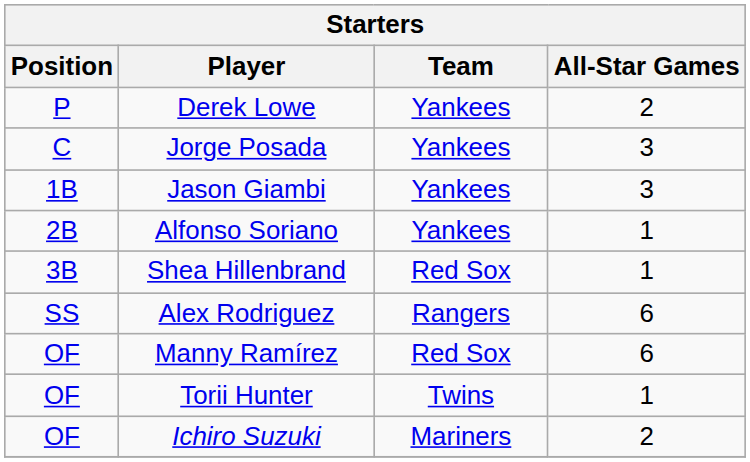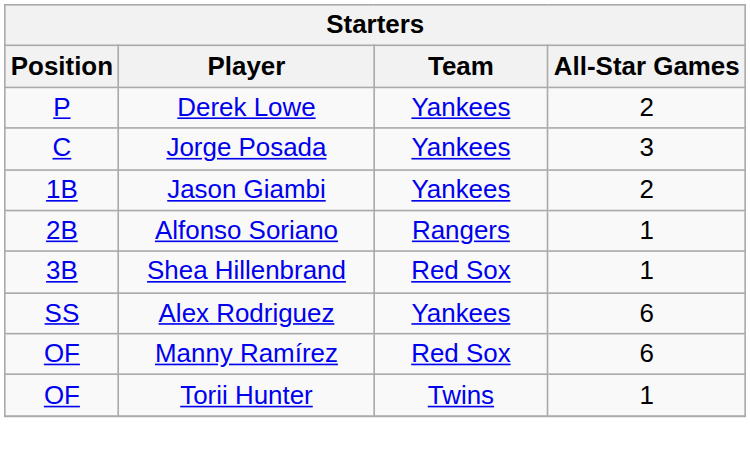(647, 189) 3 -> (647, 189) 2
(461, 230) Yankees -> (461, 230) Rangers
(461, 312) Rangers -> (461, 312) Yankees
- row: (246, 436)
